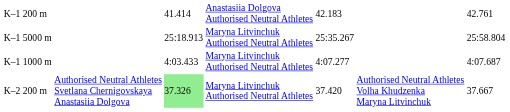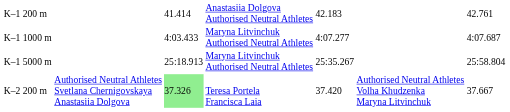rows swapped: (28, 61) <-> (28, 37)
(259, 91) Maryna Litvinchuk Authorised Neutral Athletes -> (234, 96) Teresa Portela Francisca Laia
